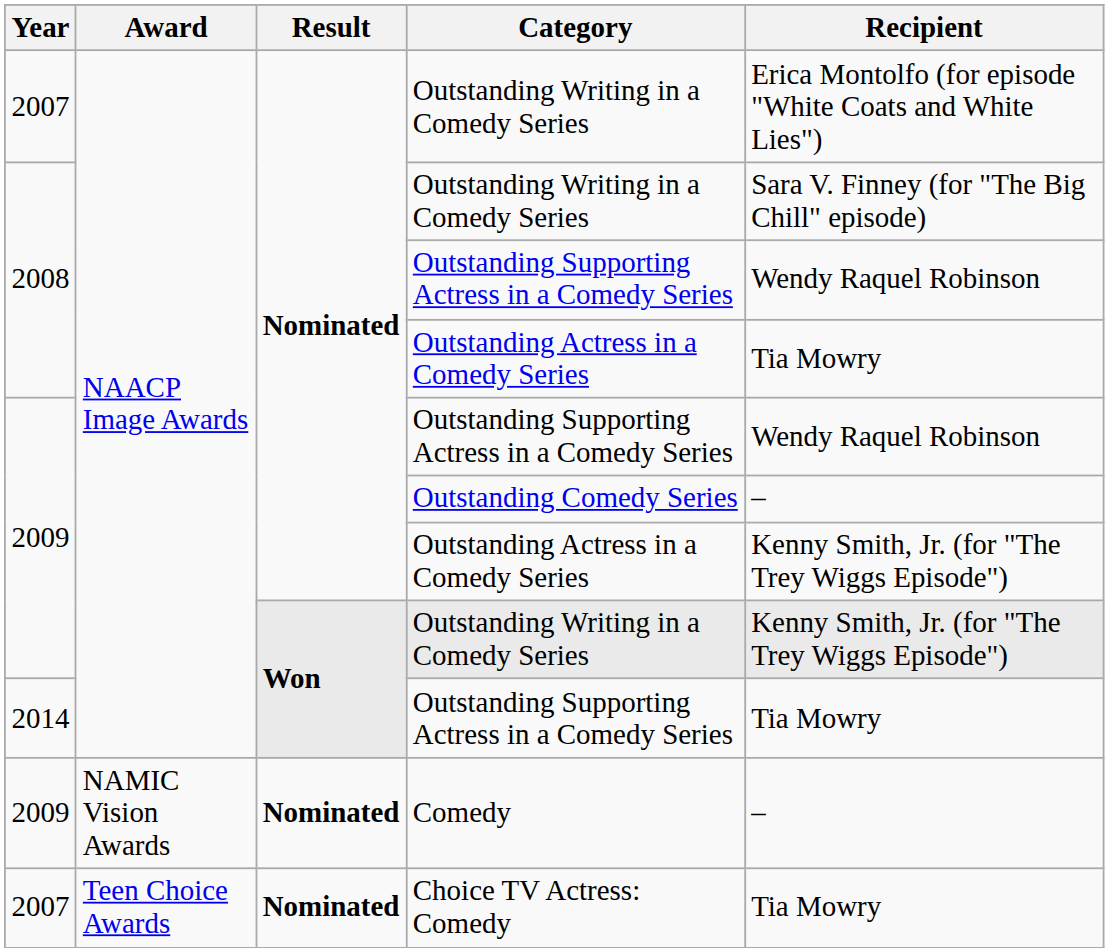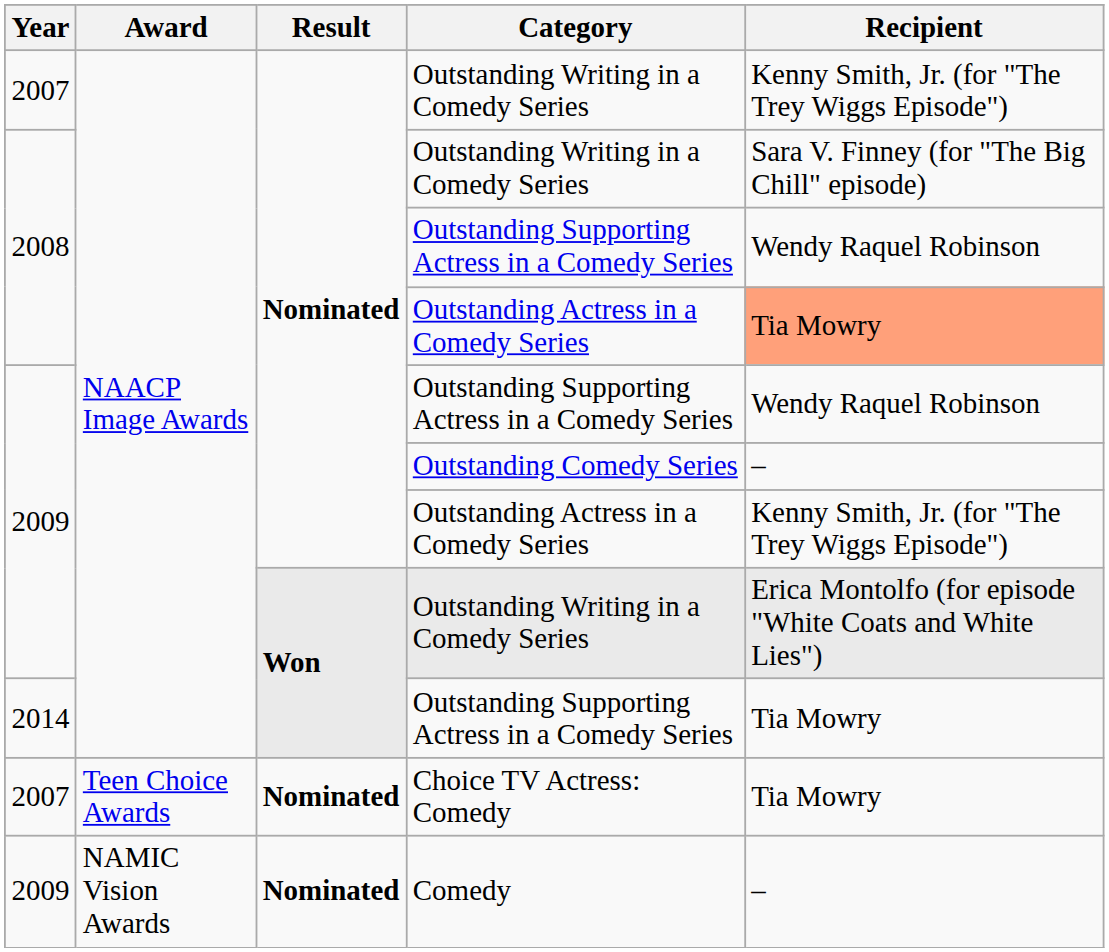(913, 105) Erica Montolfo (for episode "White Coats and White Lies") -> (906, 89) Kenny Smith, Jr. (for "The Trey Wiggs Episode")
(816, 357) no background -> (816, 325) lightsalmon background
(906, 639) Kenny Smith, Jr. (for "The Trey Wiggs Episode") -> (913, 622) Erica Montolfo (for episode "White Coats and White Lies")
rows swapped: (41, 812) <-> (41, 907)
